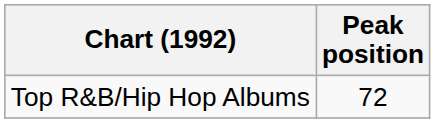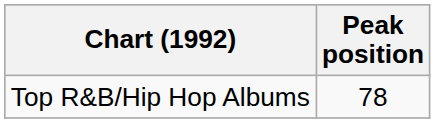(373, 96) 72 -> (373, 96) 78
